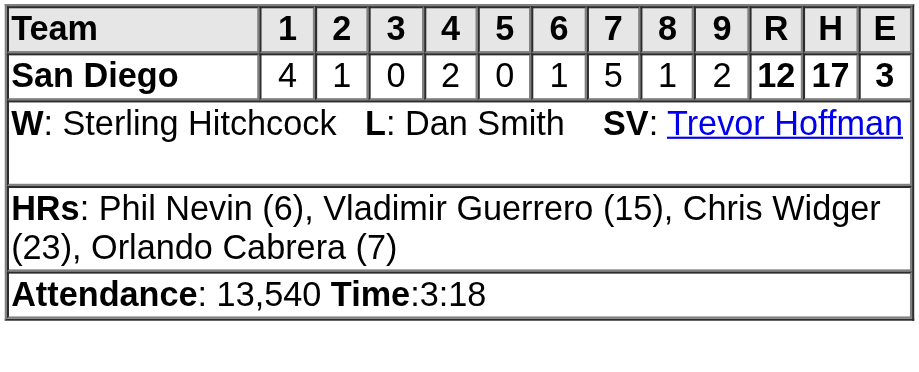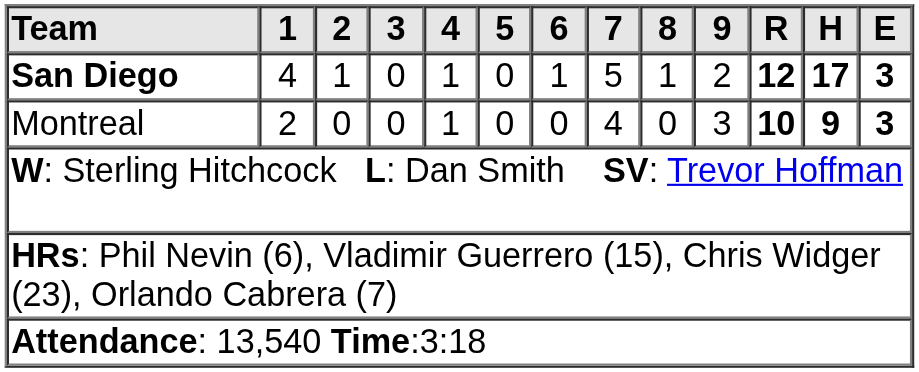(450, 76) 2 -> (450, 76) 1
+ row: (78, 123)
